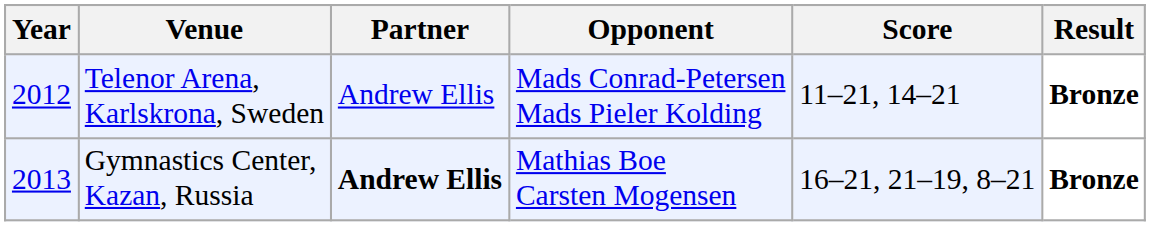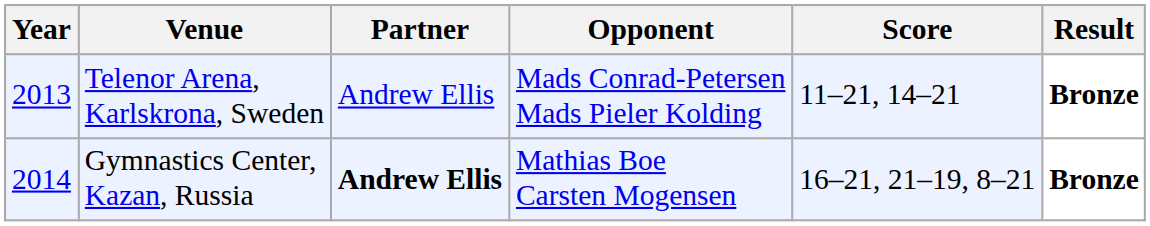(41, 95) 2012 -> (41, 95) 2013
(41, 178) 2013 -> (41, 178) 2014
